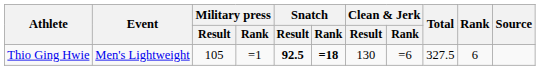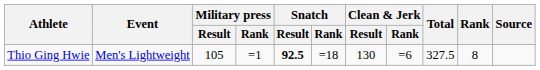(328, 55) bold -> (328, 55) normal
(475, 55) 6 -> (475, 55) 8
